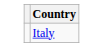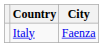+ column: (79, 14)
